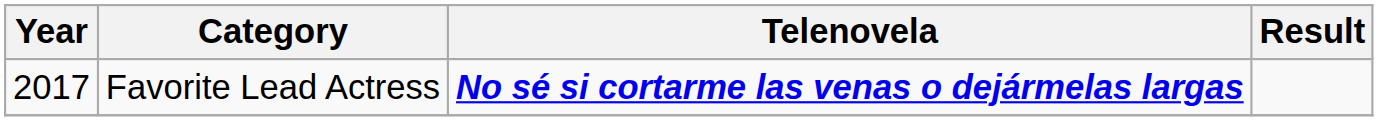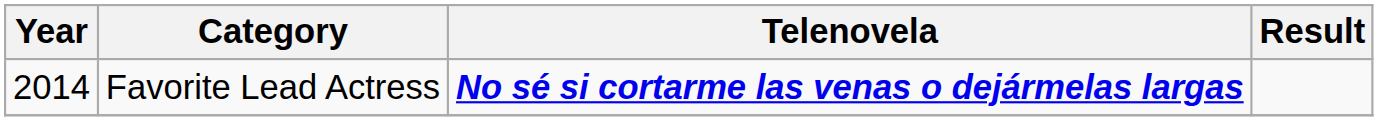(51, 86) 2017 -> (51, 86) 2014
